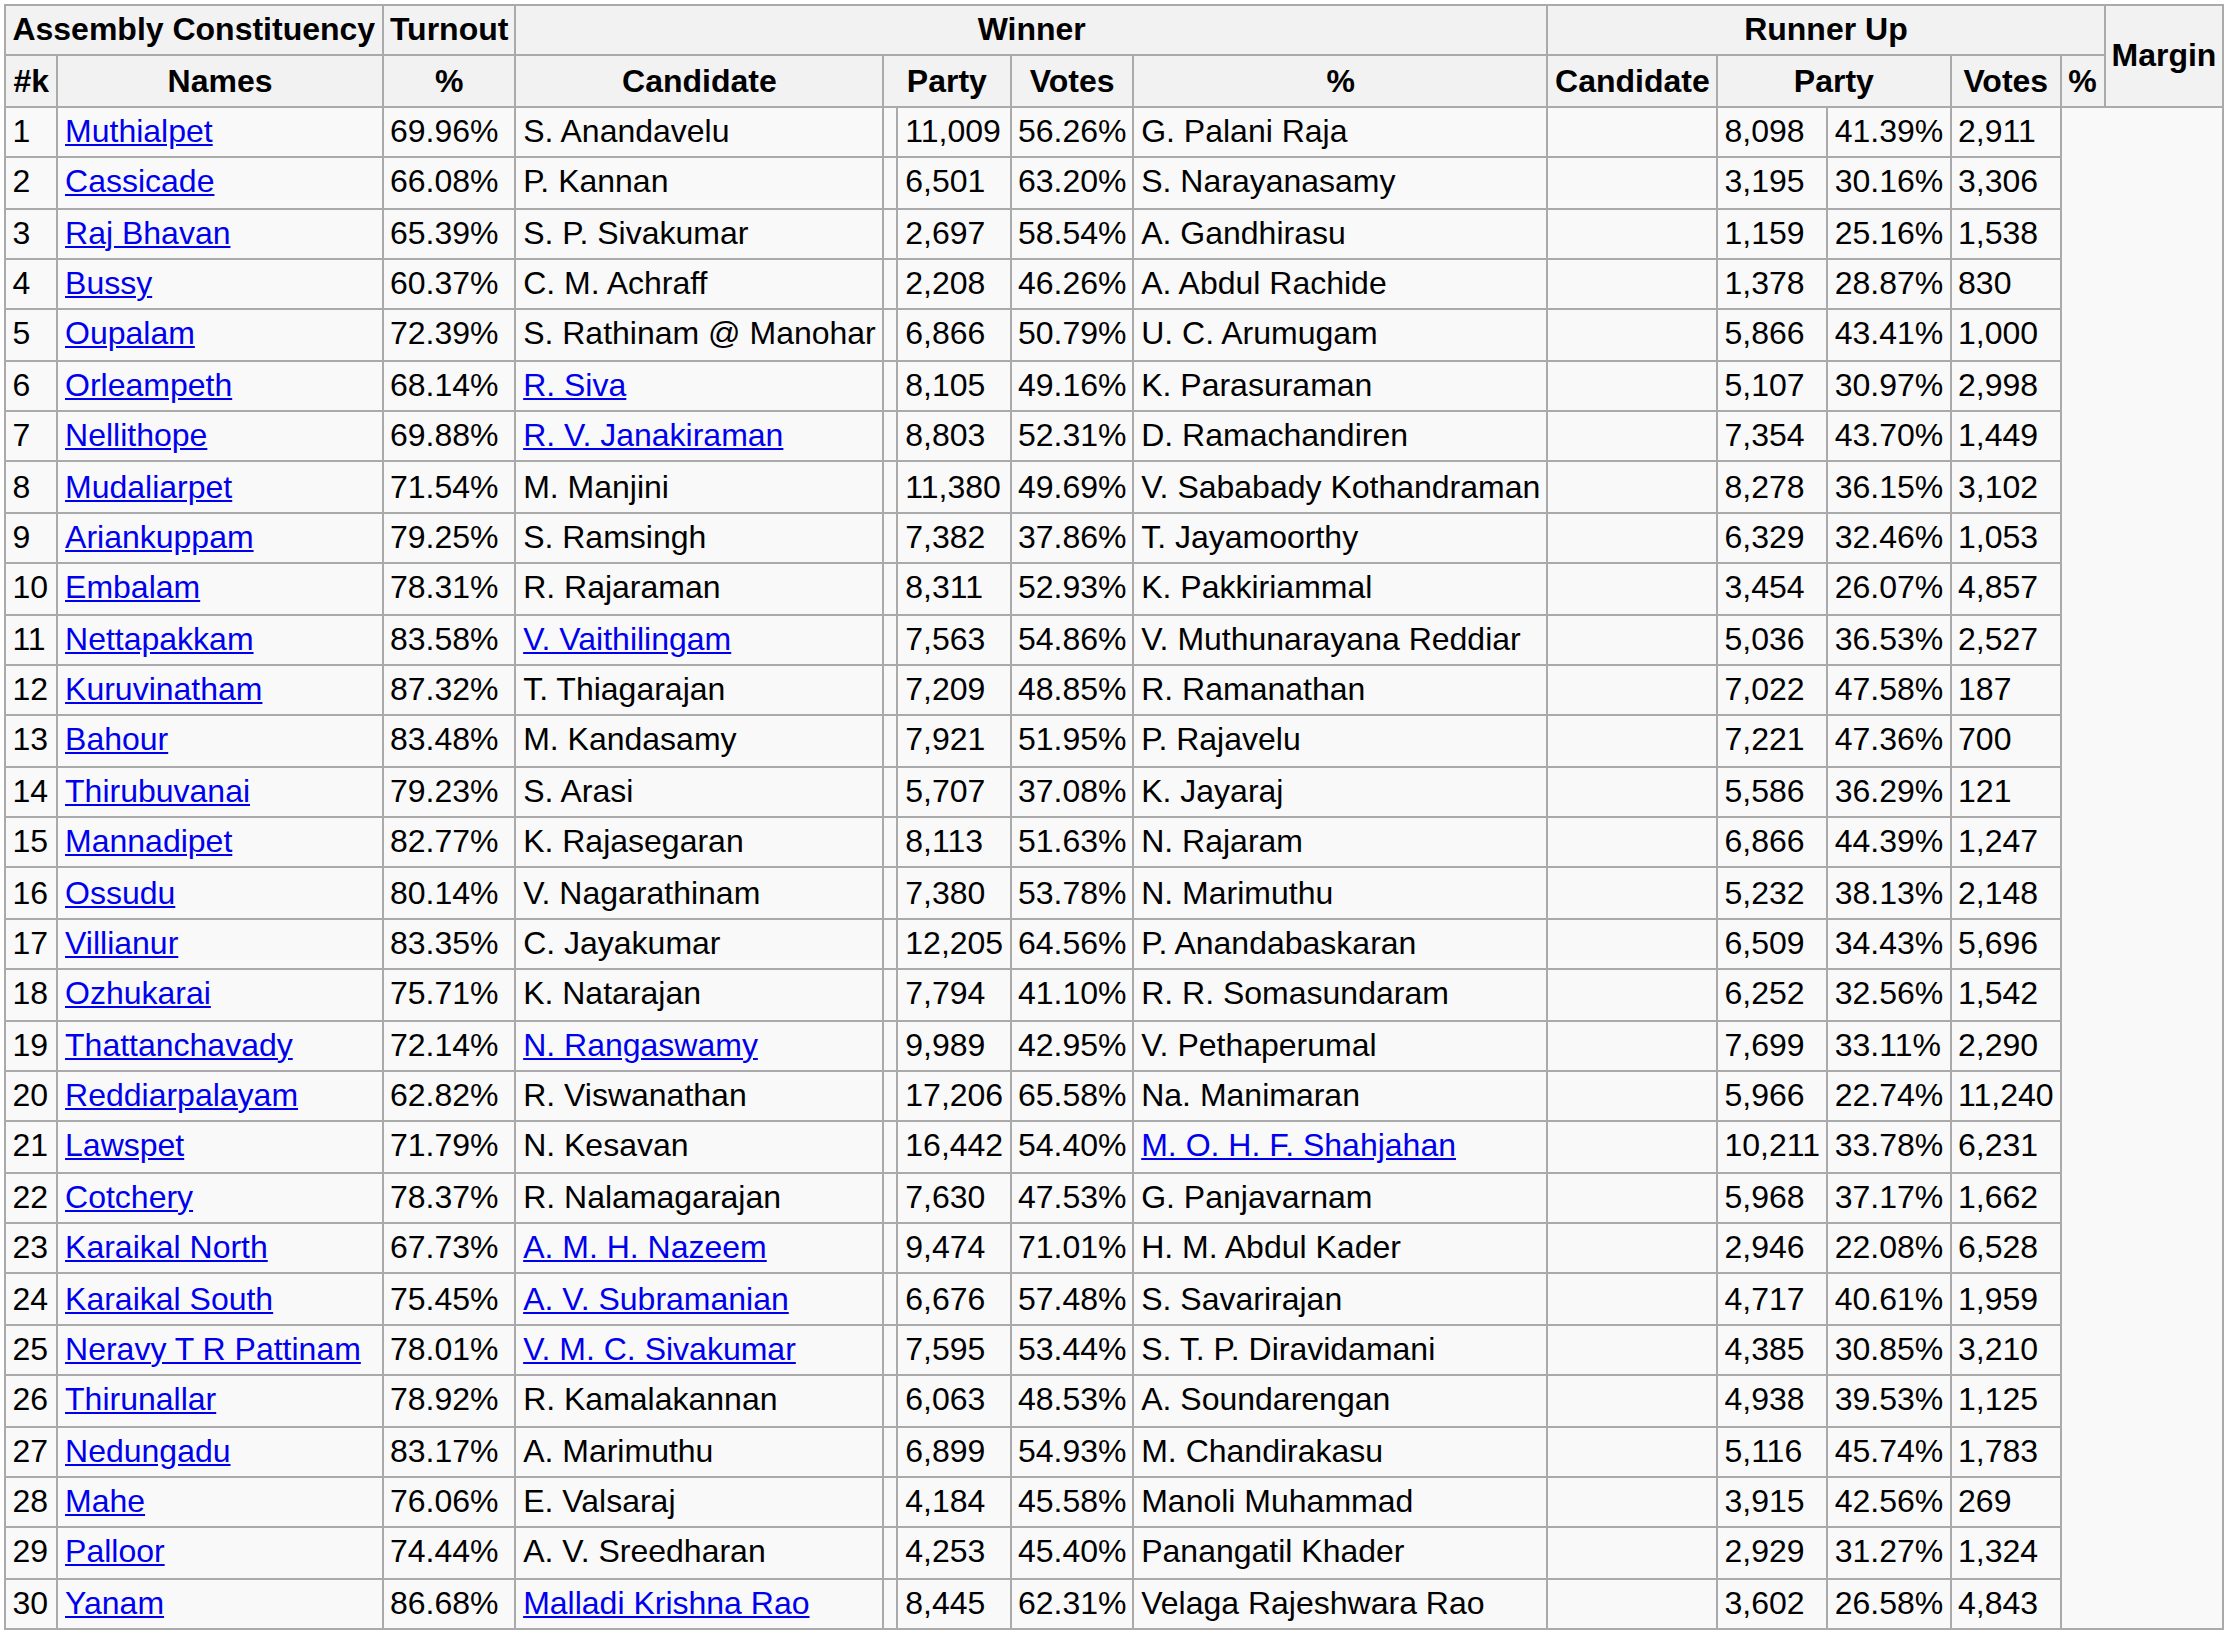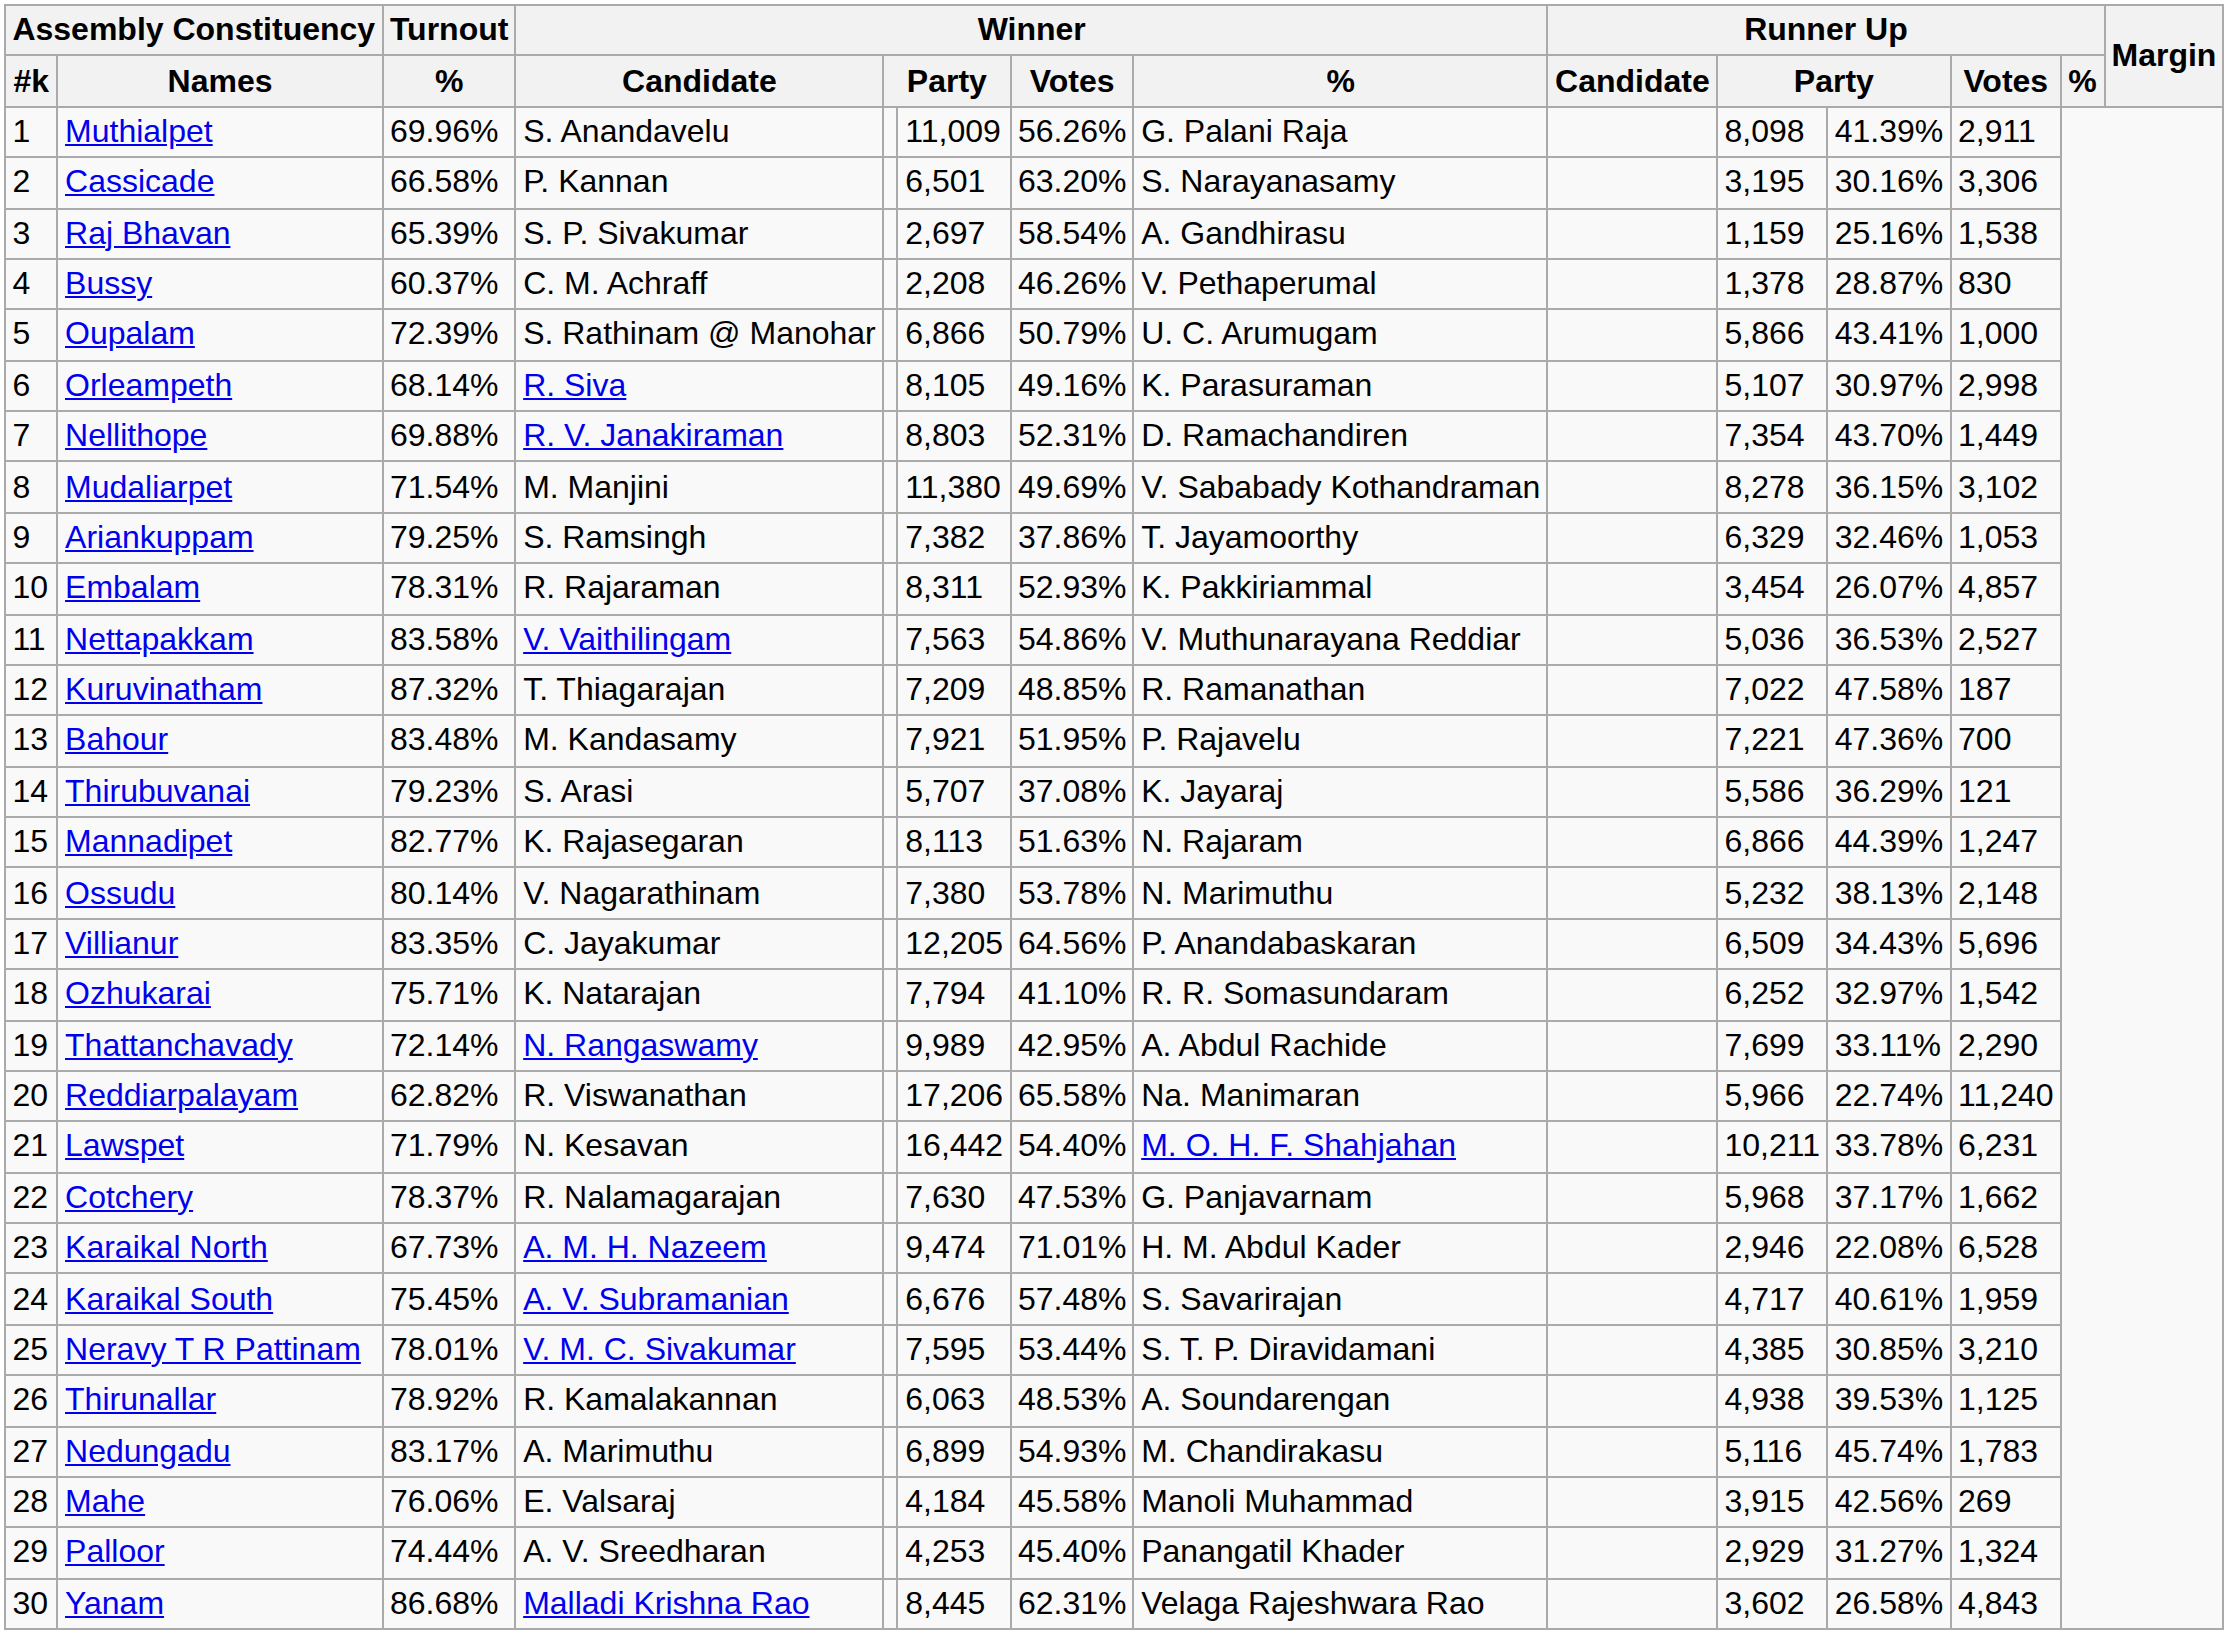(444, 182) 66.08% -> (444, 182) 66.58%
(1264, 283) A. Abdul Rachide -> (1259, 283) V. Pethaperumal
(1889, 994) 32.56% -> (1889, 994) 32.97%
(1259, 1044) V. Pethaperumal -> (1264, 1044) A. Abdul Rachide
